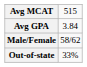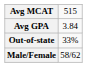rows swapped: (31, 55) <-> (32, 40)
